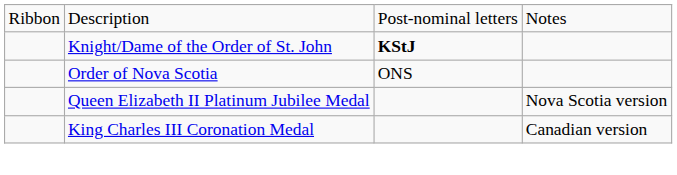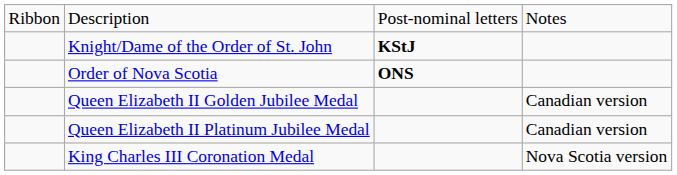(395, 73) normal -> (396, 73) bold
+ row: (213, 101)
(596, 101) Nova Scotia version -> (587, 128) Canadian version
(587, 128) Canadian version -> (596, 156) Nova Scotia version
